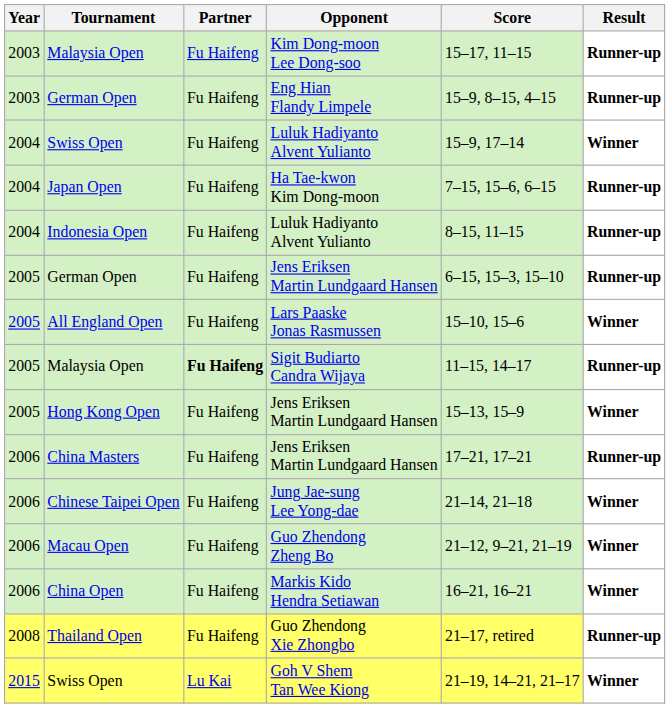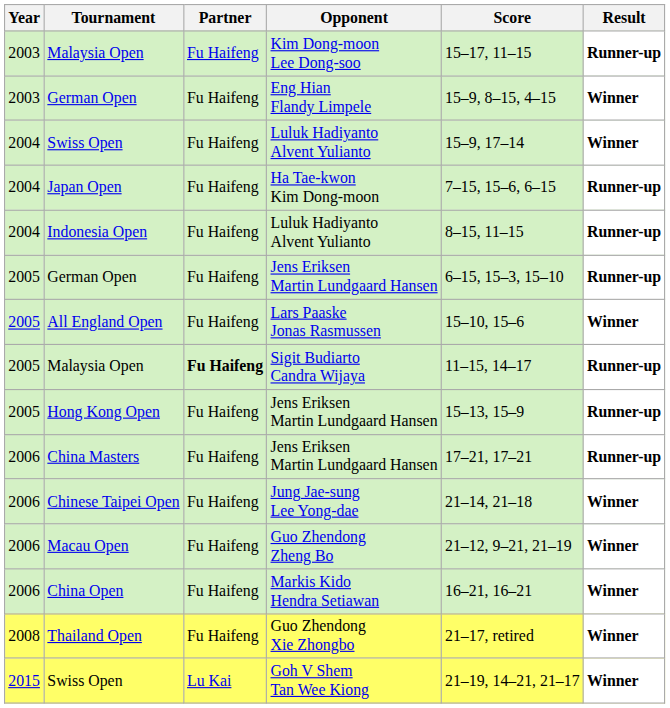(624, 98) Runner-up -> (613, 98) Winner
(613, 412) Winner -> (624, 412) Runner-up
(624, 636) Runner-up -> (613, 636) Winner
